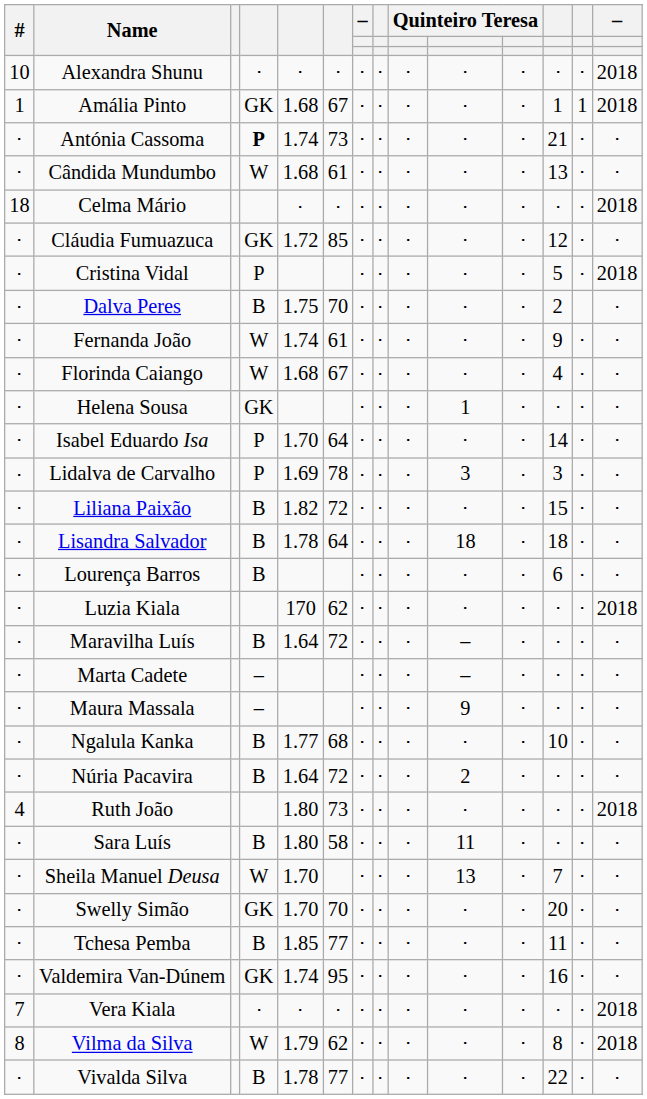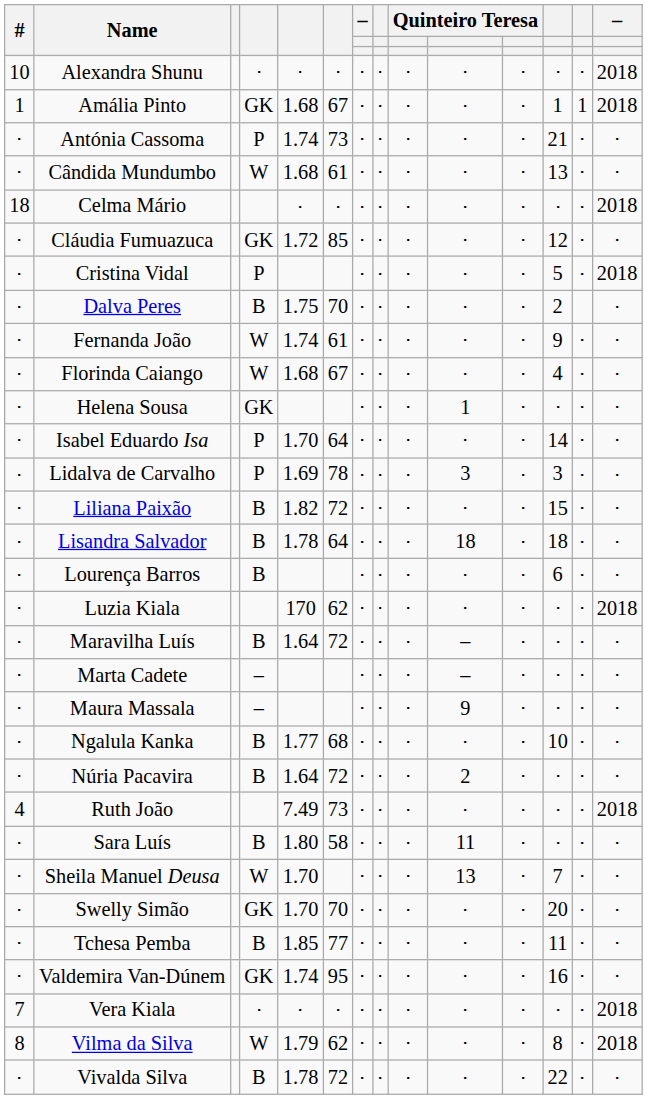(259, 139) bold -> (259, 139) normal
(301, 809) 1.80 -> (301, 809) 7.49
(338, 1077) 77 -> (338, 1077) 72
